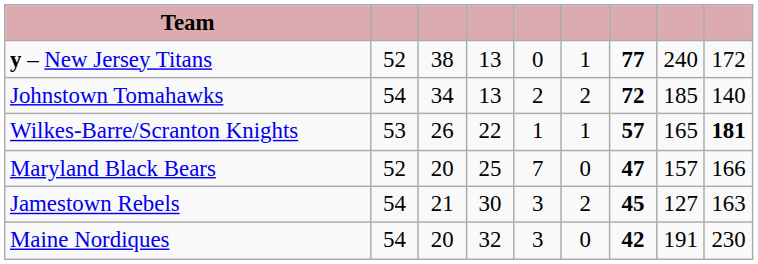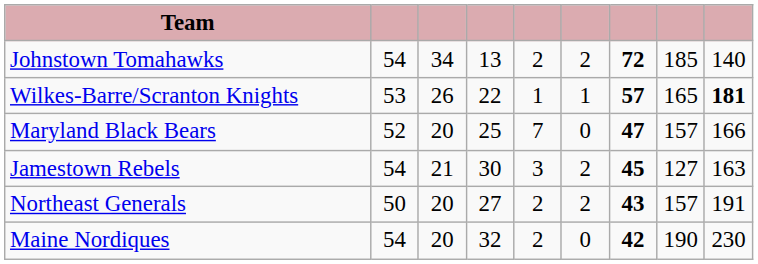- row: (111, 58)
+ row: (98, 204)
(538, 240) 3 -> (538, 240) 2
(681, 240) 191 -> (681, 240) 190
